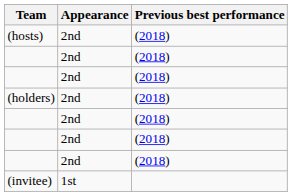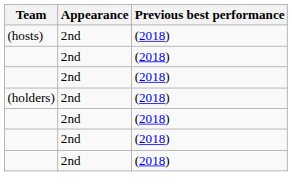- row: (30, 181)
